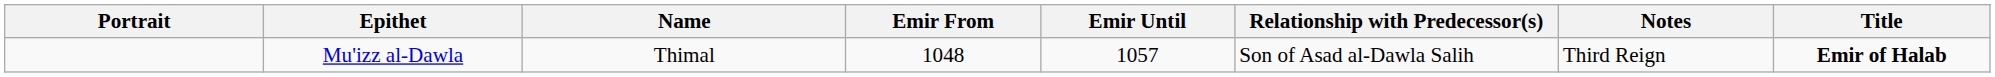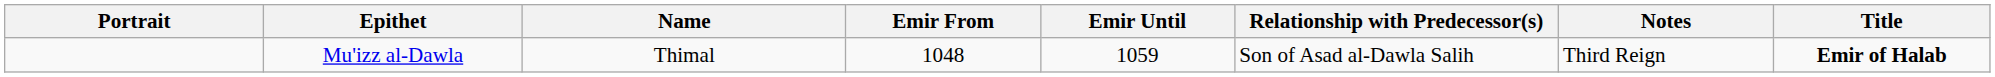(1137, 54) 1057 -> (1137, 54) 1059
